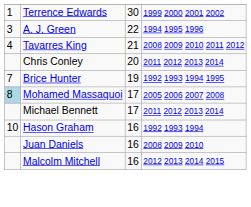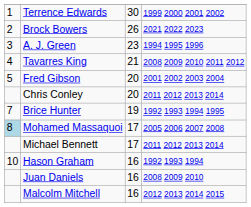+ row: (55, 29)
(133, 29) 22 -> (133, 45) 23
+ row: (52, 78)
